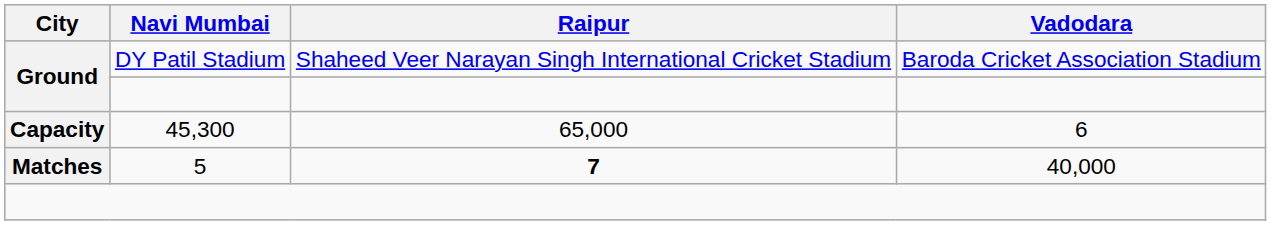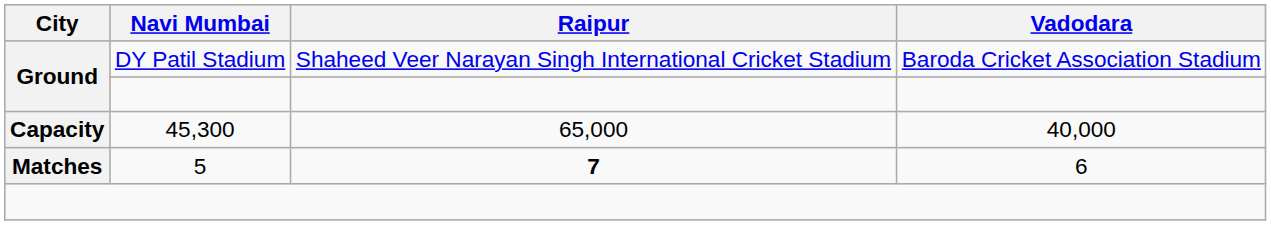(1081, 130) 6 -> (1081, 130) 40,000
(1081, 166) 40,000 -> (1081, 166) 6
